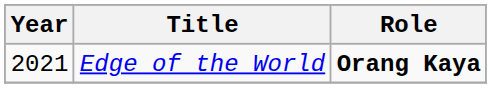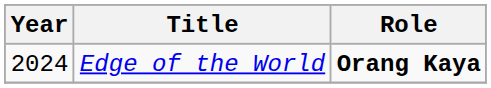(40, 64) 2021 -> (40, 64) 2024
